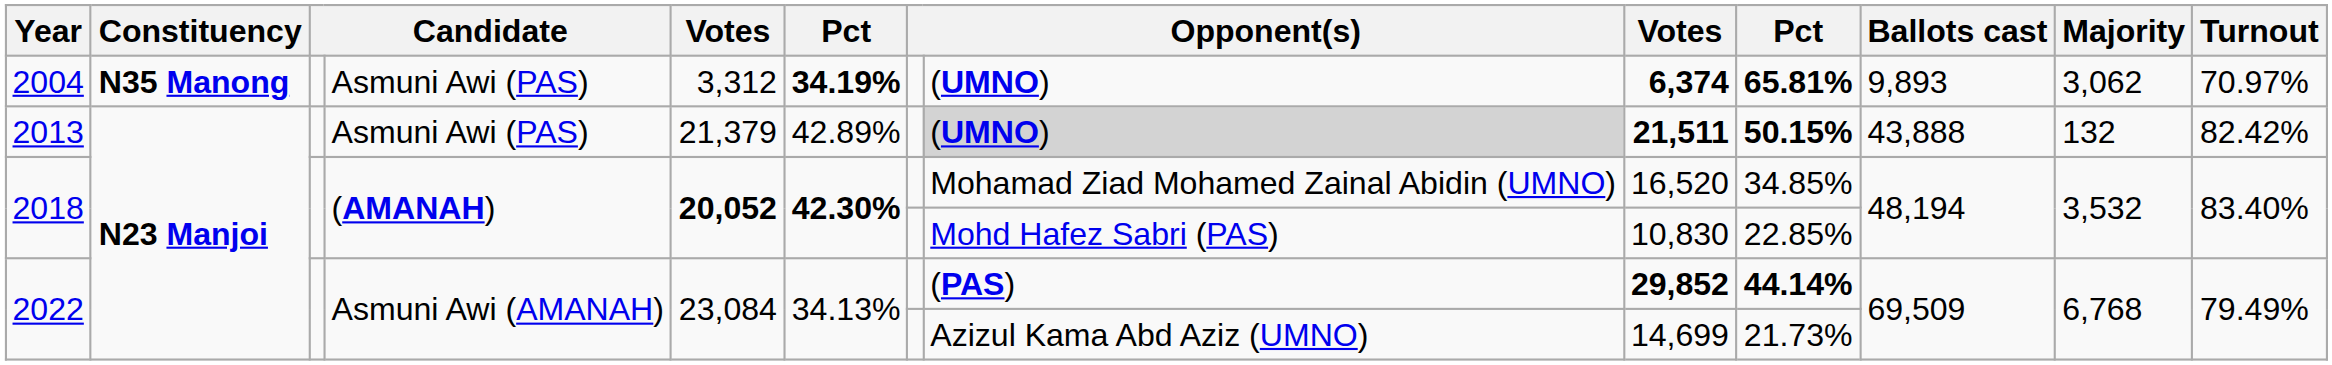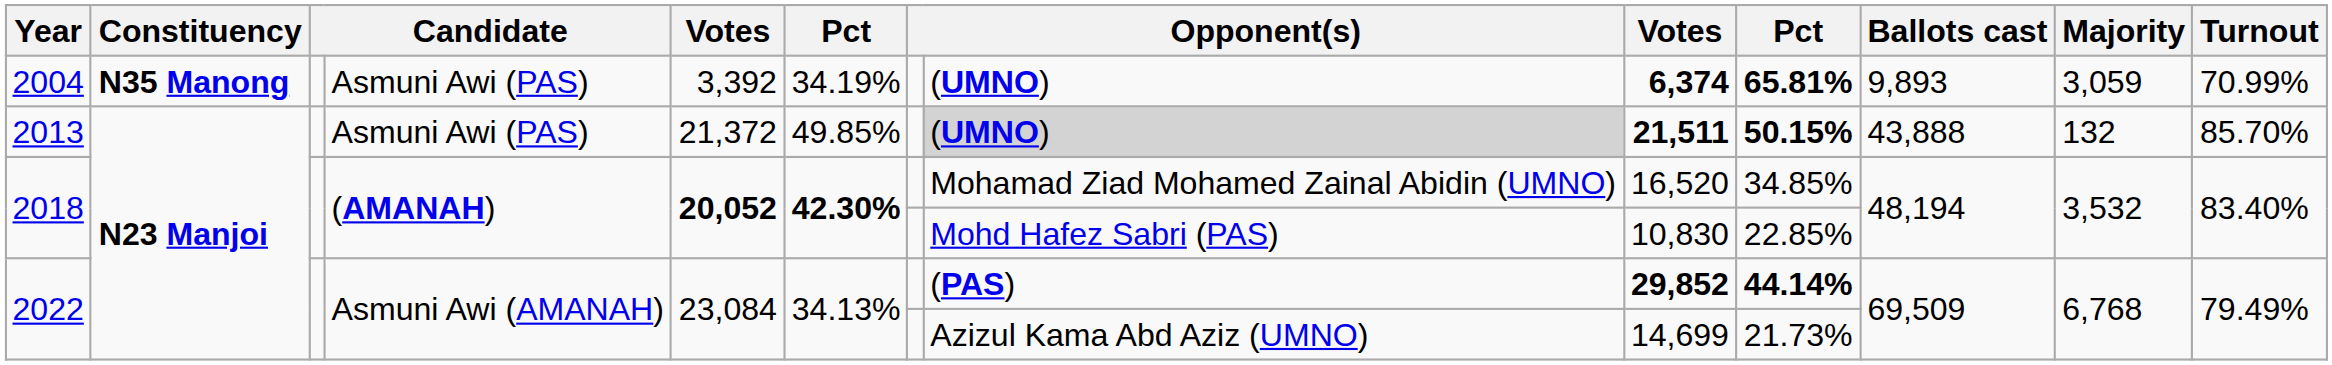(737, 81) 3,312 -> (737, 81) 3,392
(846, 81) bold -> (846, 81) normal
(2102, 81) 3,062 -> (2102, 81) 3,059
(2254, 81) 70.97% -> (2254, 81) 70.99%
(728, 132) 21,379 -> (728, 132) 21,372
(846, 132) 42.89% -> (846, 132) 49.85%
(2254, 132) 82.42% -> (2254, 132) 85.70%
